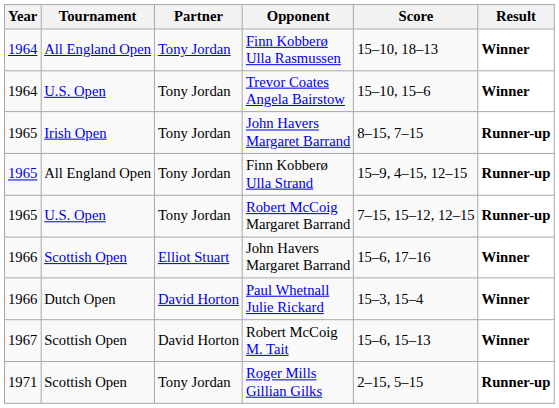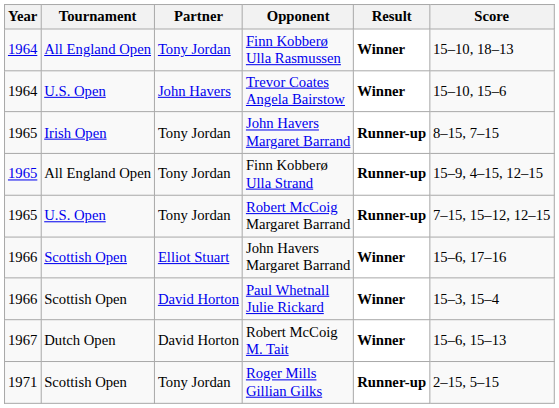columns swapped: (416, 17) <-> (516, 17)
(194, 91) Tony Jordan -> (194, 91) John Havers
(80, 299) Dutch Open -> (86, 299) Scottish Open
(86, 340) Scottish Open -> (80, 340) Dutch Open
